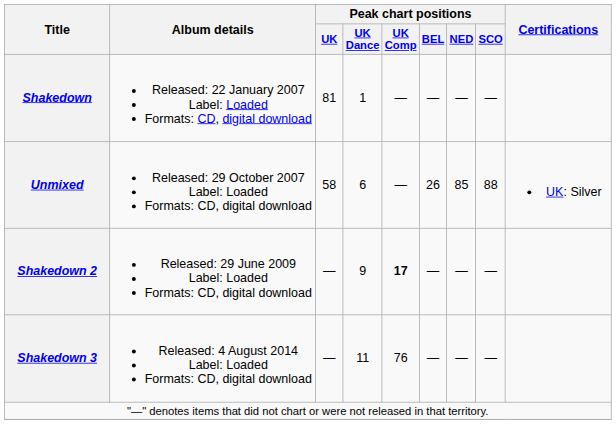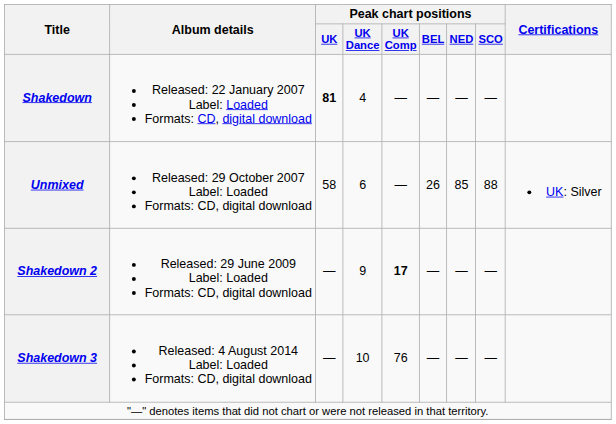(329, 97) normal -> (329, 97) bold
(363, 97) 1 -> (363, 97) 4
(363, 358) 11 -> (363, 358) 10
